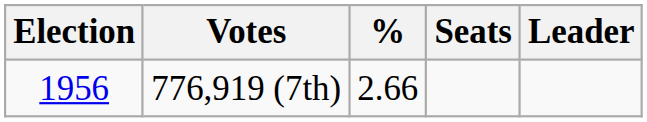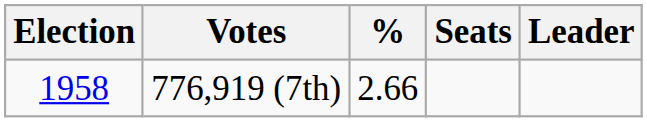(74, 87) 1956 -> (74, 87) 1958
